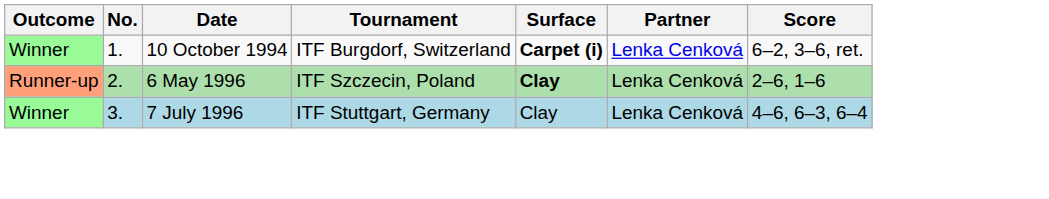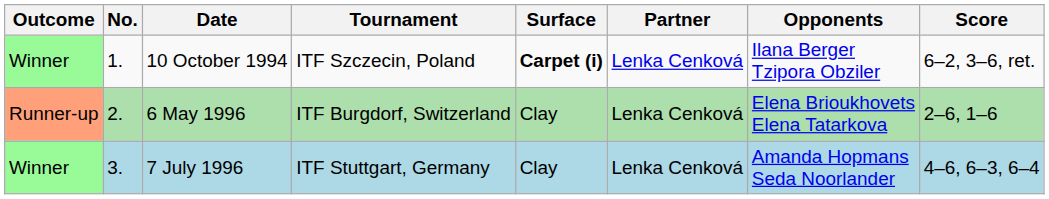+ column: (833, 19)
(404, 50) ITF Burgdorf, Switzerland -> (386, 61) ITF Szczecin, Poland
(386, 80) ITF Szczecin, Poland -> (404, 113) ITF Burgdorf, Switzerland
(540, 80) bold -> (539, 113) normal
